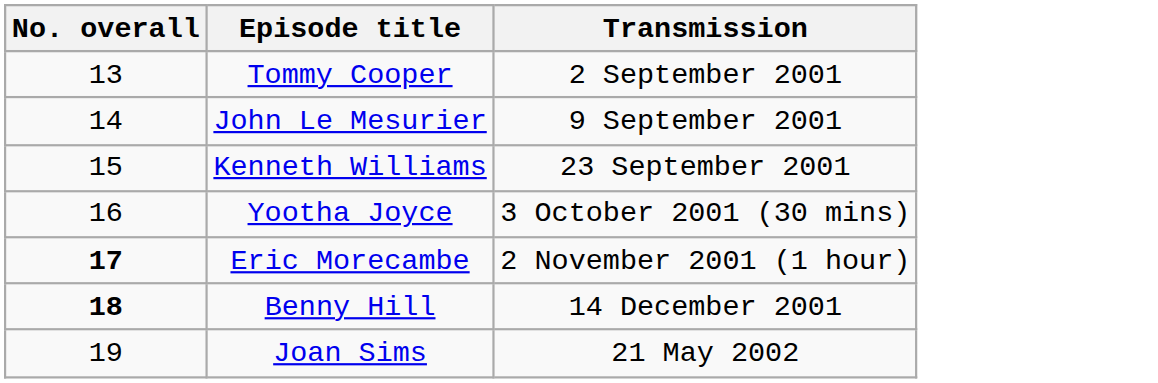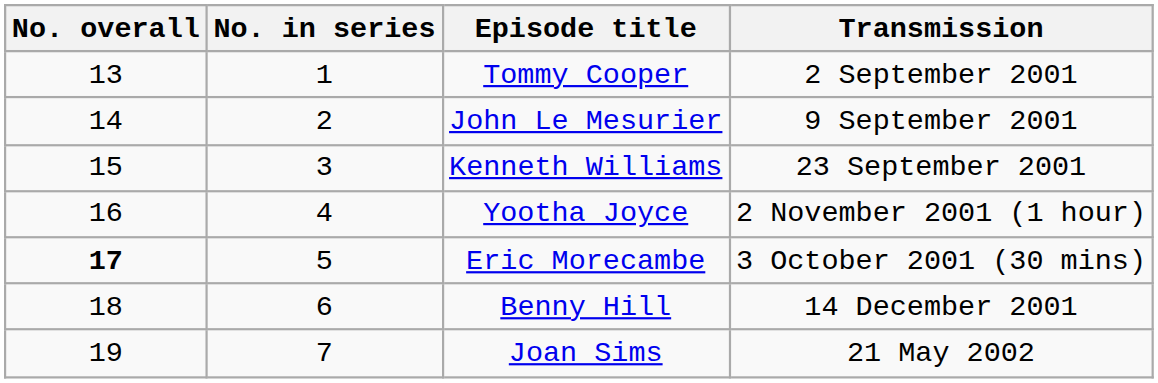+ column: (324, 28)
(705, 214) 3 October 2001 (30 mins) -> (941, 214) 2 November 2001 (1 hour)
(705, 260) 2 November 2001 (1 hour) -> (941, 260) 3 October 2001 (30 mins)
(106, 307) bold -> (106, 307) normal
